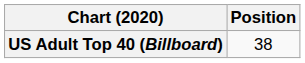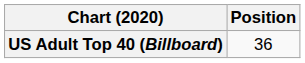(263, 44) 38 -> (263, 44) 36
